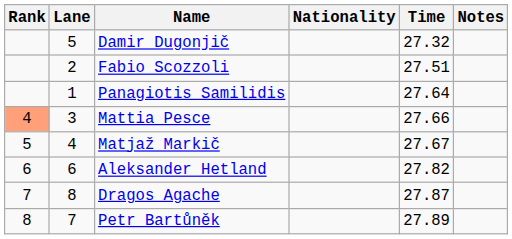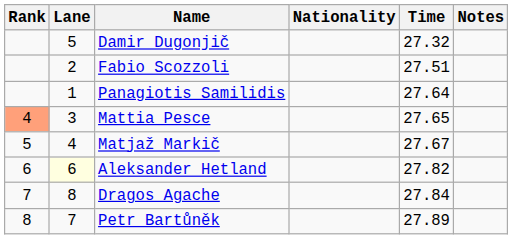(427, 119) 27.66 -> (427, 119) 27.65
(72, 170) no background -> (72, 170) lightyellow background
(427, 195) 27.87 -> (427, 195) 27.84
